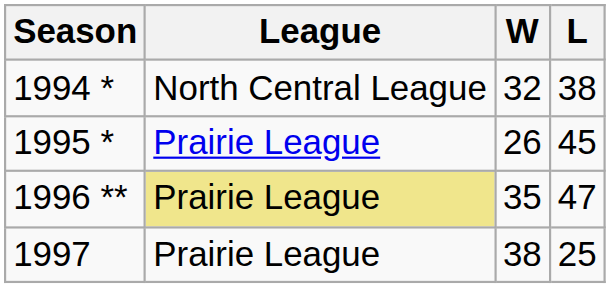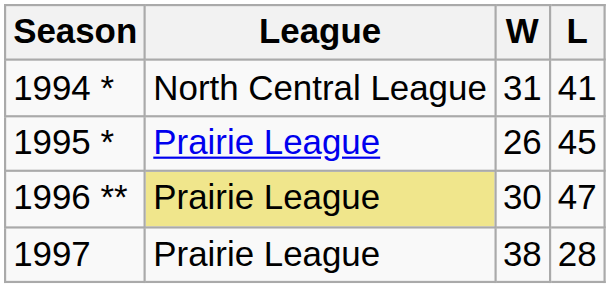(522, 87) 32 -> (522, 87) 31
(577, 87) 38 -> (577, 87) 41
(522, 198) 35 -> (522, 198) 30
(577, 253) 25 -> (577, 253) 28
